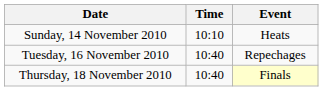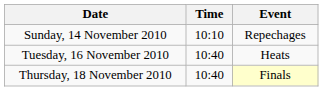(275, 34) Heats -> (275, 34) Repechages
(275, 55) Repechages -> (275, 55) Heats
